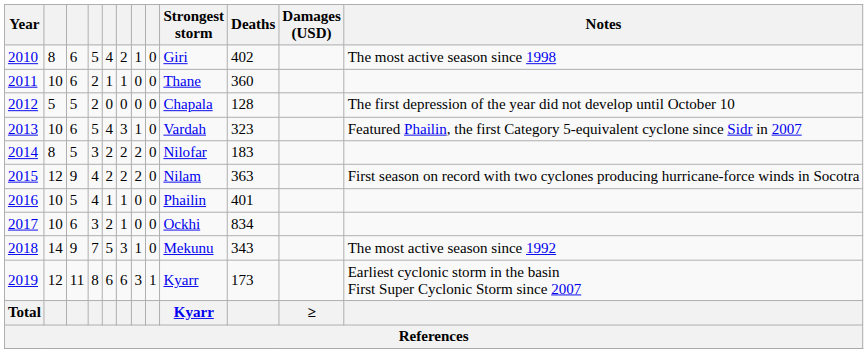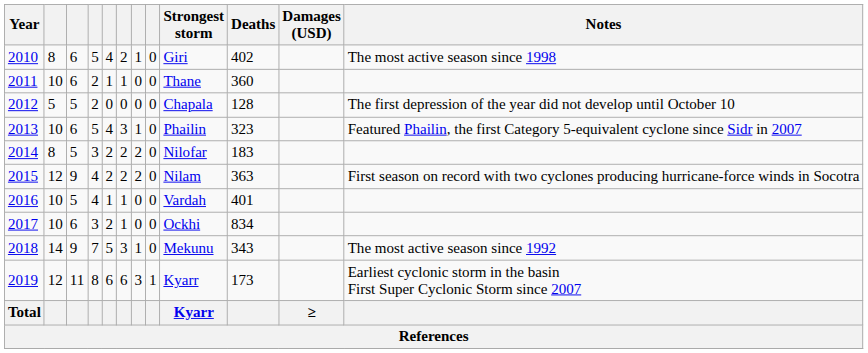(185, 128) Vardah -> (185, 128) Phailin
(185, 200) Phailin -> (185, 200) Vardah
